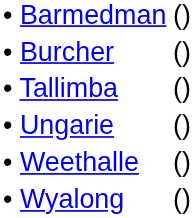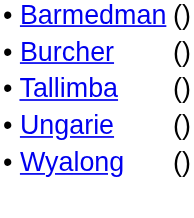- row: (71, 162)
